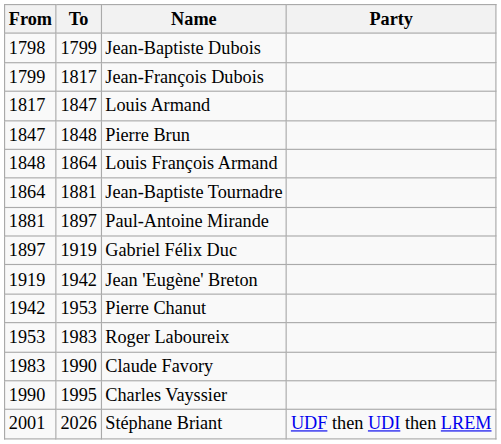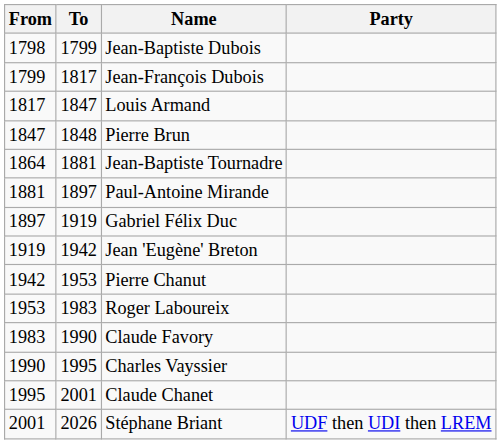- row: (191, 163)
+ row: (159, 395)
